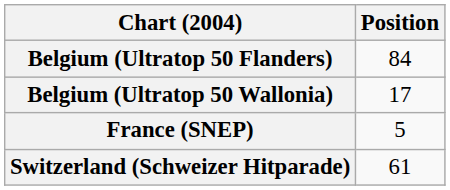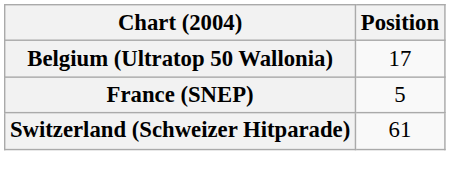- row: (180, 58)
